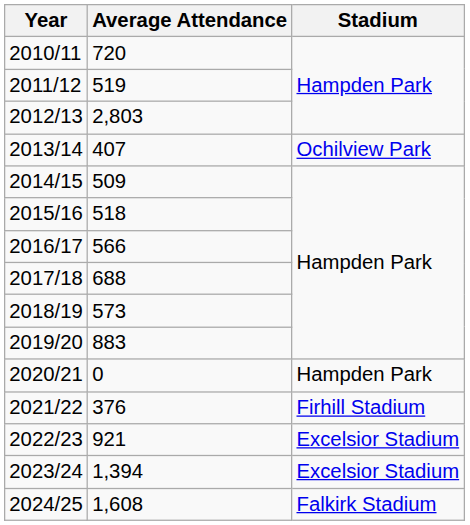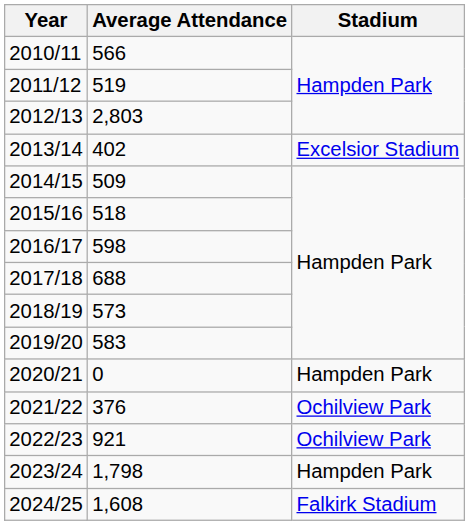(109, 52) 720 -> (109, 52) 566
(109, 149) 407 -> (109, 149) 402
(364, 149) Ochilview Park -> (378, 149) Excelsior Stadium
(109, 246) 566 -> (109, 246) 598
(109, 342) 883 -> (109, 342) 583
(361, 407) Firhill Stadium -> (364, 407) Ochilview Park
(378, 439) Excelsior Stadium -> (364, 439) Ochilview Park
(118, 471) 1,394 -> (118, 471) 1,798
(378, 471) Excelsior Stadium -> (364, 471) Hampden Park
